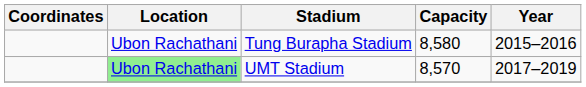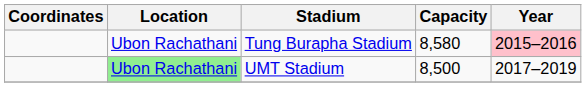(536, 43) no background -> (536, 43) pink background
(440, 69) 8,570 -> (440, 69) 8,500
